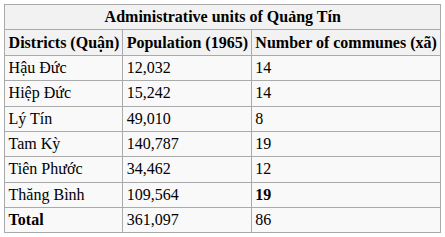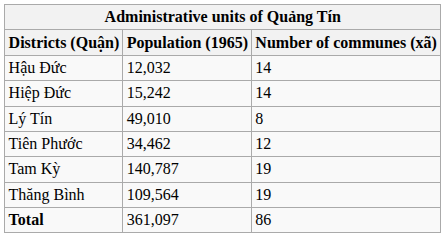rows swapped: (34, 144) <-> (46, 169)
(263, 194) bold -> (263, 194) normal
